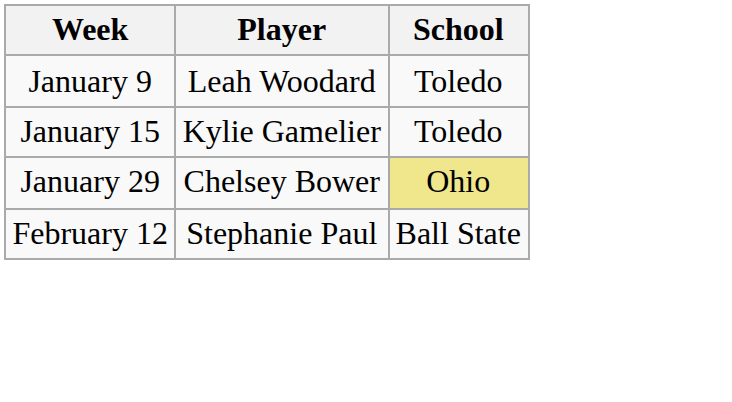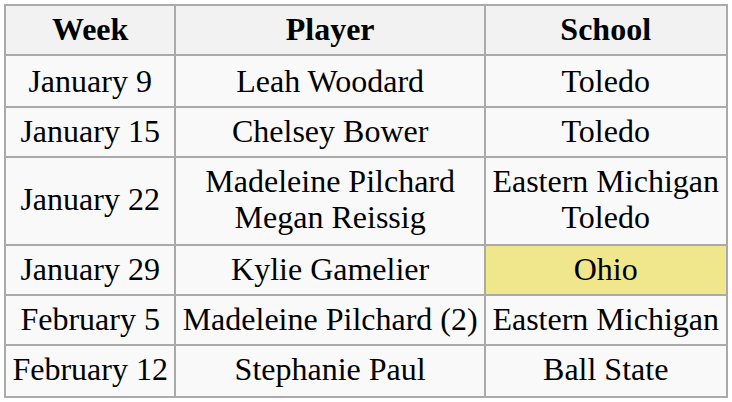(282, 131) Kylie Gamelier -> (330, 131) Chelsey Bower
+ row: (90, 200)
(282, 182) Chelsey Bower -> (330, 268) Kylie Gamelier
+ row: (90, 319)
